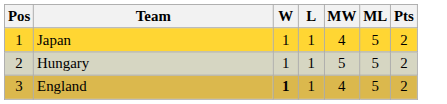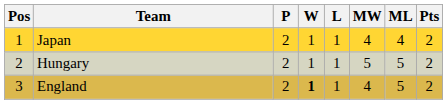+ column: (286, 16)
(375, 39) 5 -> (401, 39) 4
